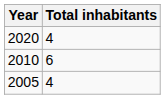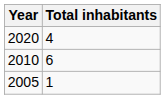(49, 82) 4 -> (49, 82) 1
